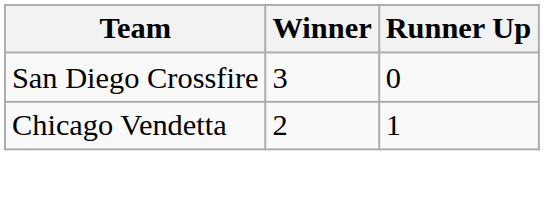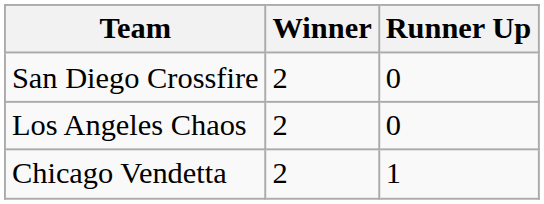(280, 76) 3 -> (280, 76) 2
+ row: (129, 125)
